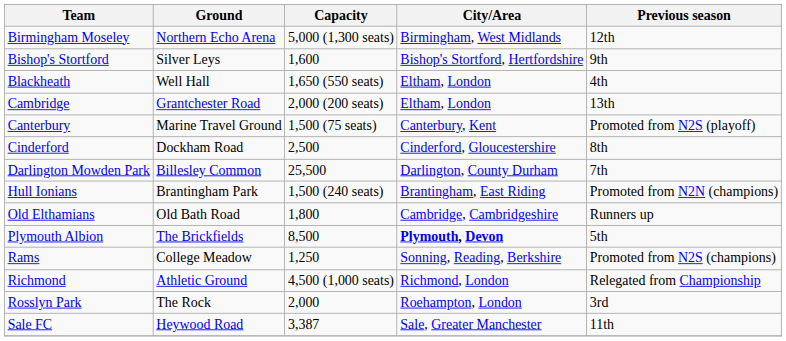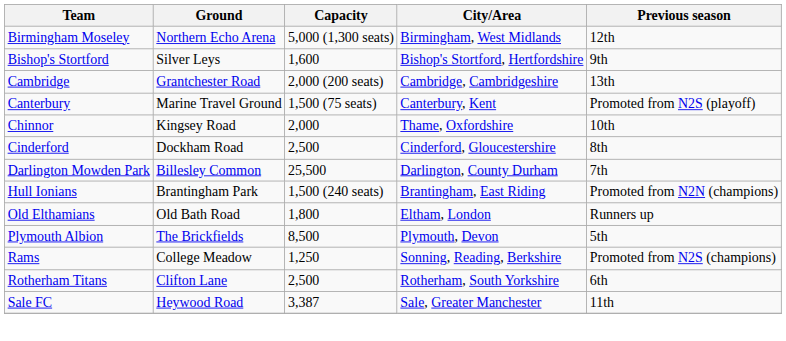- row: (39, 81)
(446, 103) Eltham, London -> (479, 81) Cambridge, Cambridgeshire
+ row: (30, 125)
(479, 214) Cambridge, Cambridgeshire -> (446, 214) Eltham, London
(452, 236) bold -> (449, 236) normal
- row: (37, 280)
- row: (45, 302)
+ row: (57, 280)
